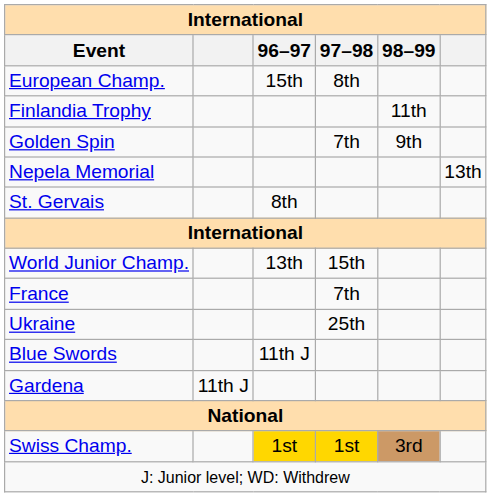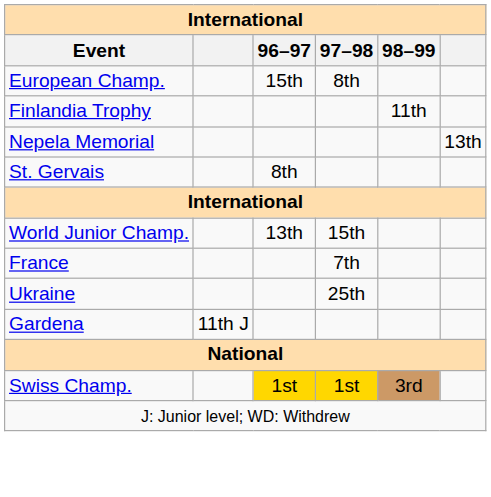- row: (62, 141)
- row: (63, 354)
